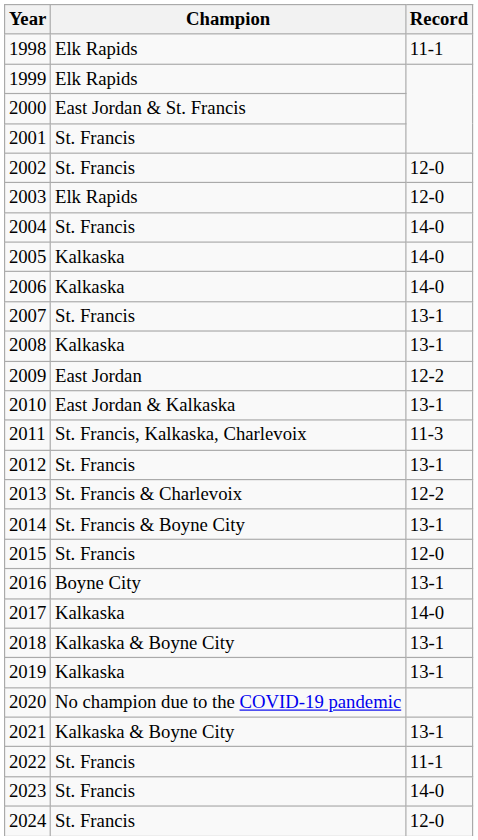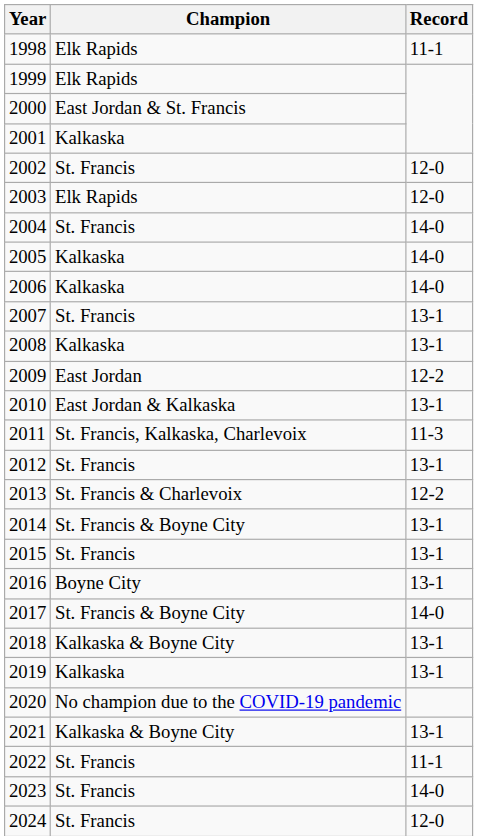(95, 138) St. Francis -> (90, 138) Kalkaska
(427, 553) 12-0 -> (427, 553) 13-1
(90, 613) Kalkaska -> (150, 613) St. Francis & Boyne City
